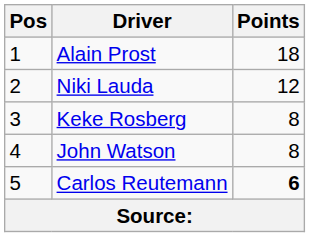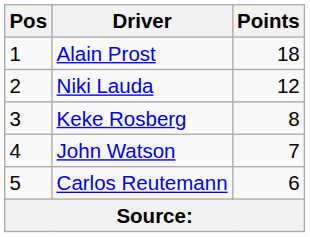(294, 151) 8 -> (294, 151) 7
(294, 184) bold -> (294, 184) normal
